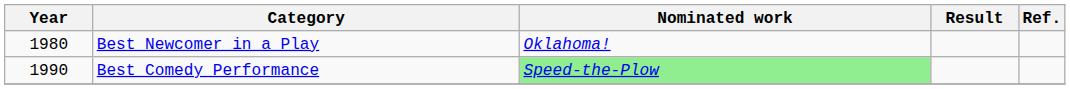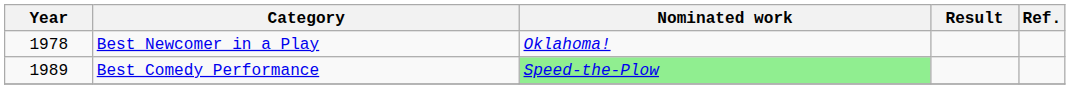(49, 44) 1980 -> (49, 44) 1978
(49, 70) 1990 -> (49, 70) 1989
